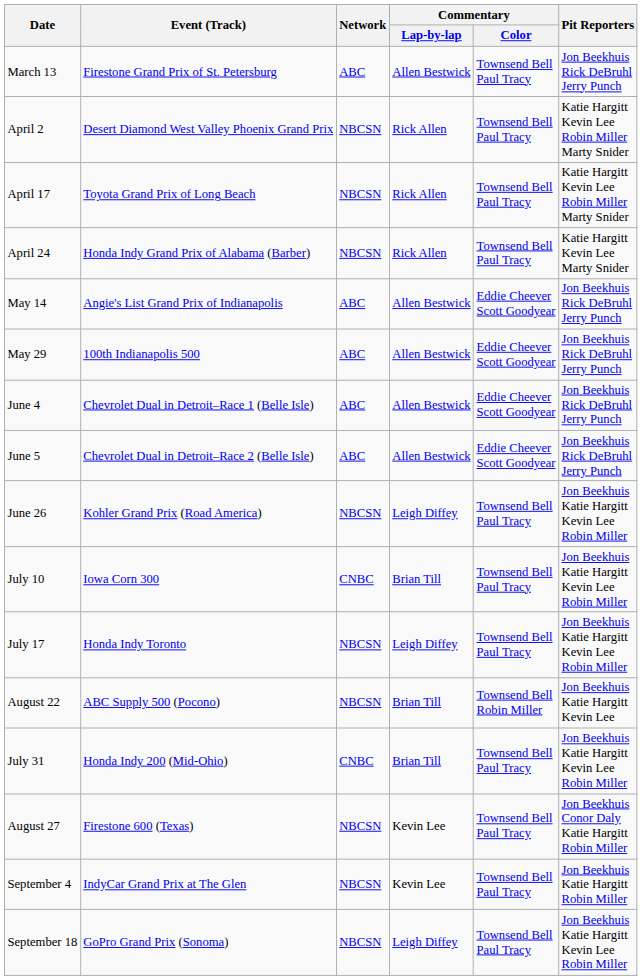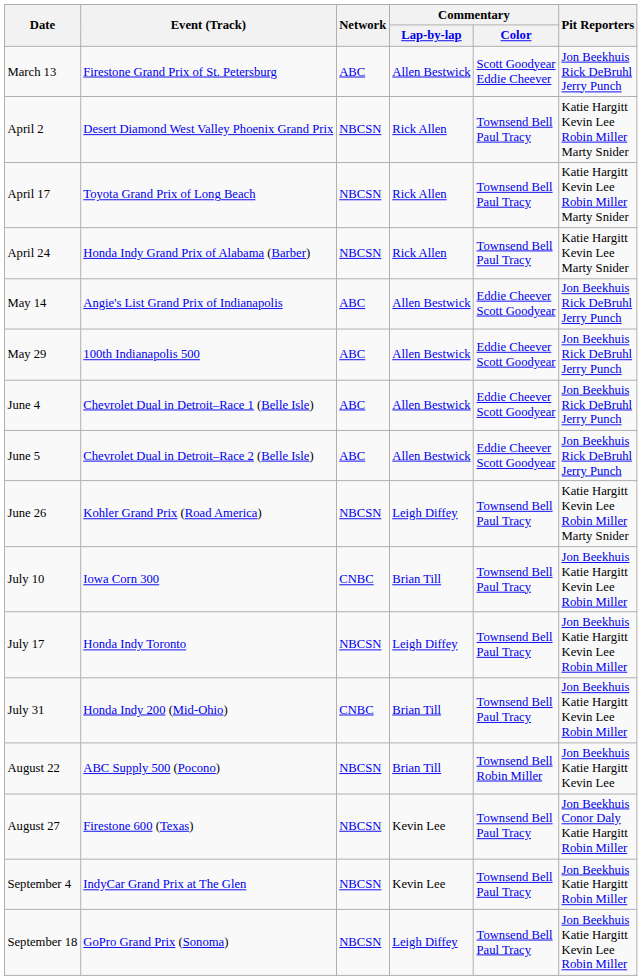(515, 71) Townsend Bell Paul Tracy -> (516, 71) Scott Goodyear Eddie Cheever
(595, 513) Jon Beekhuis Katie Hargitt Kevin Lee Robin Miller -> (595, 513) Katie Hargitt Kevin Lee Robin Miller Marty Snider
rows swapped: (26, 760) <-> (34, 702)
